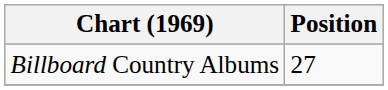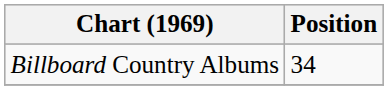(303, 64) 27 -> (303, 64) 34
